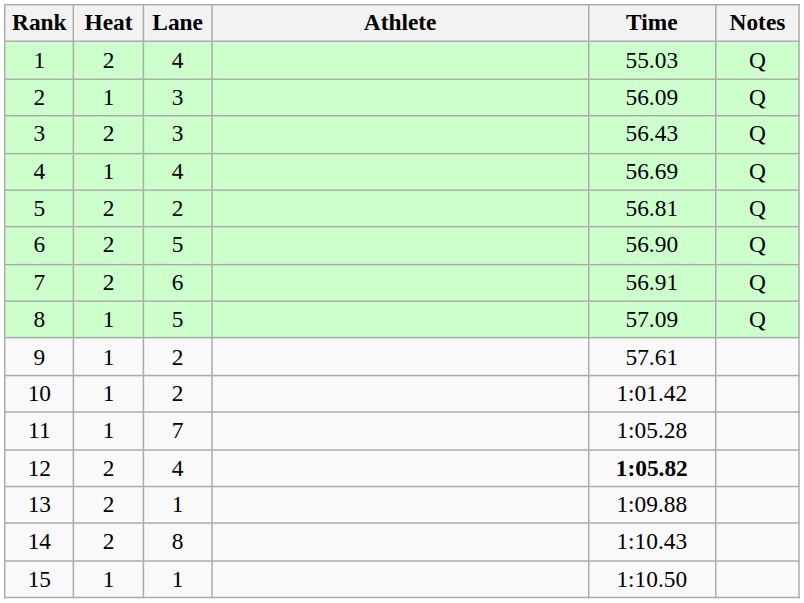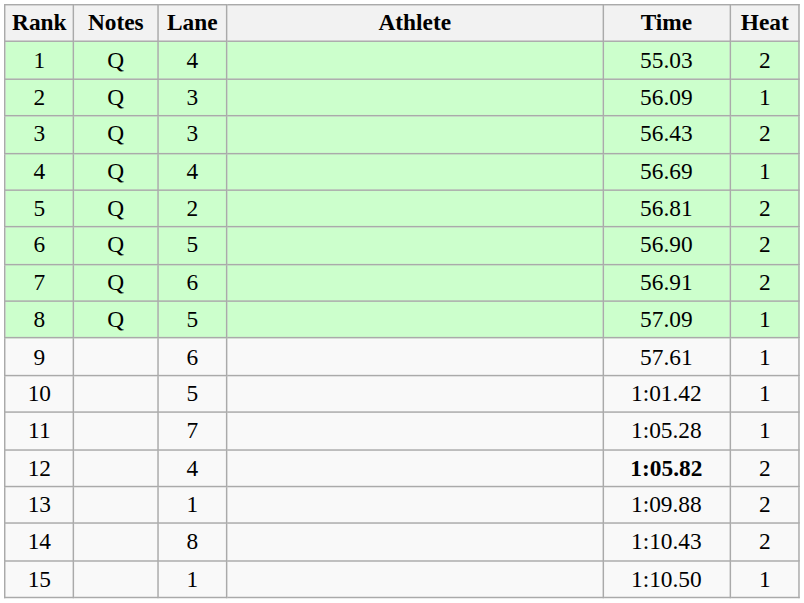columns swapped: (108, 23) <-> (757, 23)
(178, 356) 2 -> (192, 356) 6
(178, 393) 2 -> (192, 393) 5
